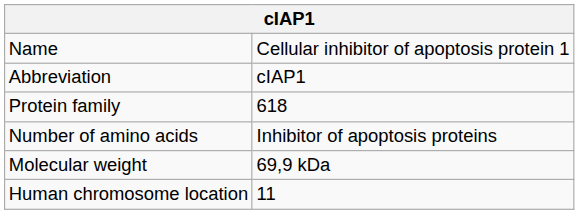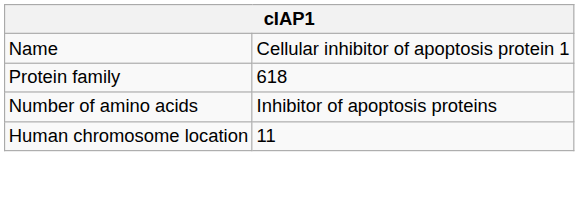- row: (60, 77)
- row: (78, 164)
